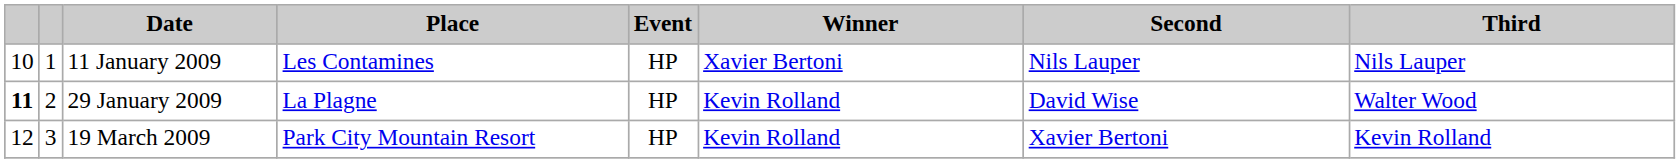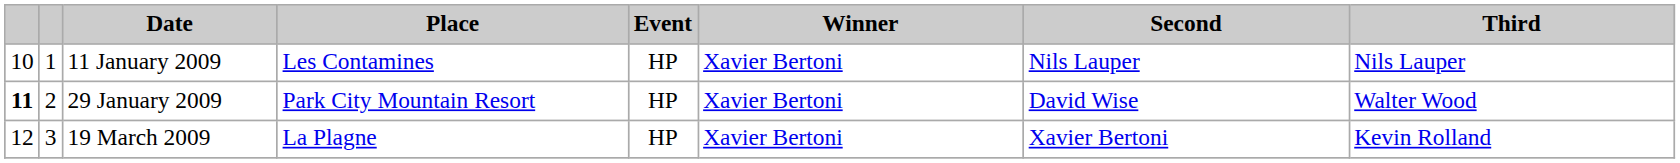(330, 99) La Plagne -> (409, 99) Park City Mountain Resort
(772, 99) Kevin Rolland -> (773, 99) Xavier Bertoni
(409, 138) Park City Mountain Resort -> (330, 138) La Plagne
(772, 138) Kevin Rolland -> (773, 138) Xavier Bertoni
